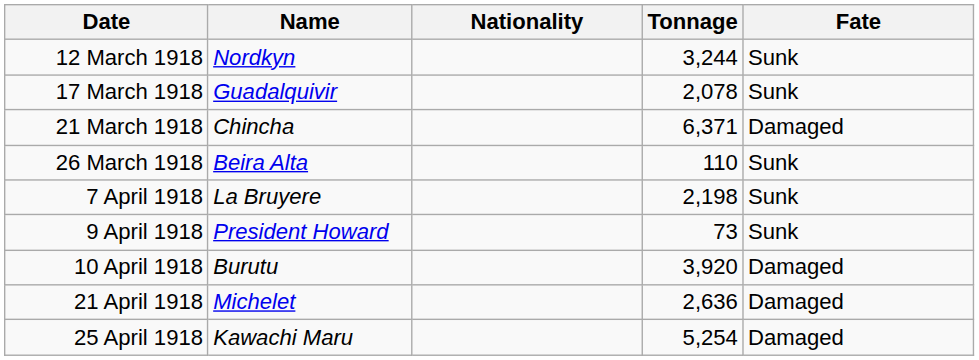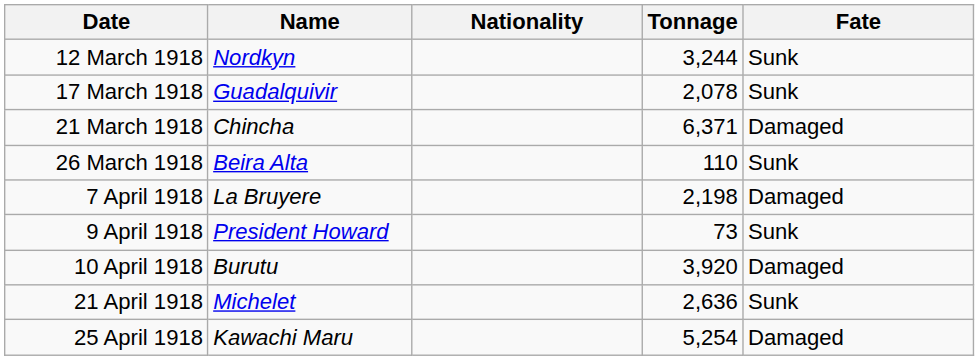(773, 197) Sunk -> (796, 197) Damaged
(796, 302) Damaged -> (773, 302) Sunk
